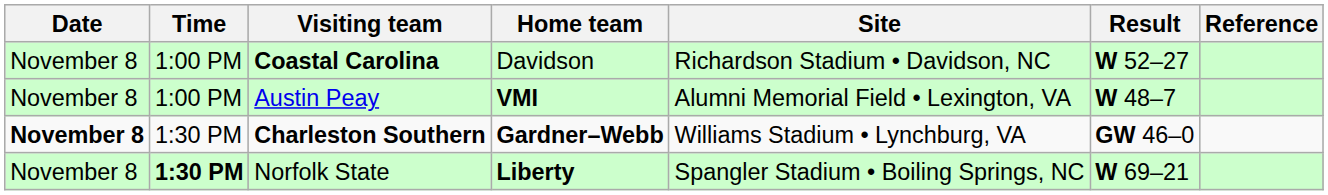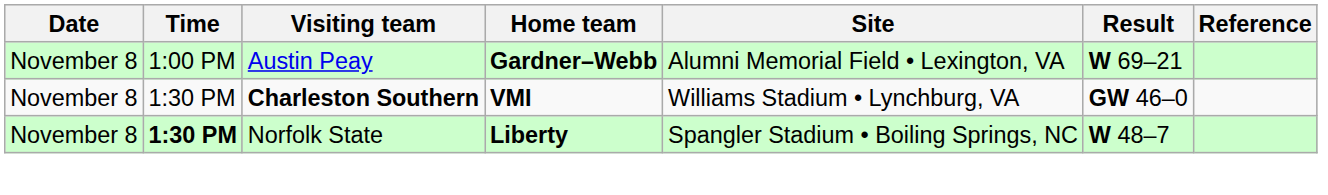- row: (347, 61)
(517, 98) VMI -> (574, 61) Gardner–Webb
(1136, 98) W 48–7 -> (1136, 61) W 69–21
(77, 135) bold -> (74, 98) normal
(580, 135) Gardner–Webb -> (511, 98) VMI
(1142, 172) W 69–21 -> (1129, 135) W 48–7
